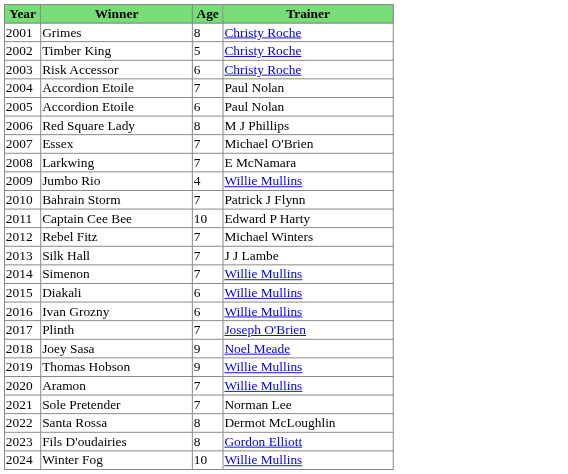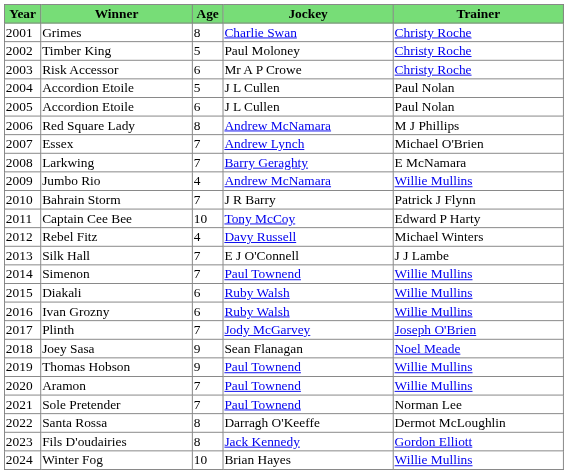+ column: (308, 13)
(197, 88) 7 -> (197, 88) 5
(197, 236) 7 -> (197, 236) 4
